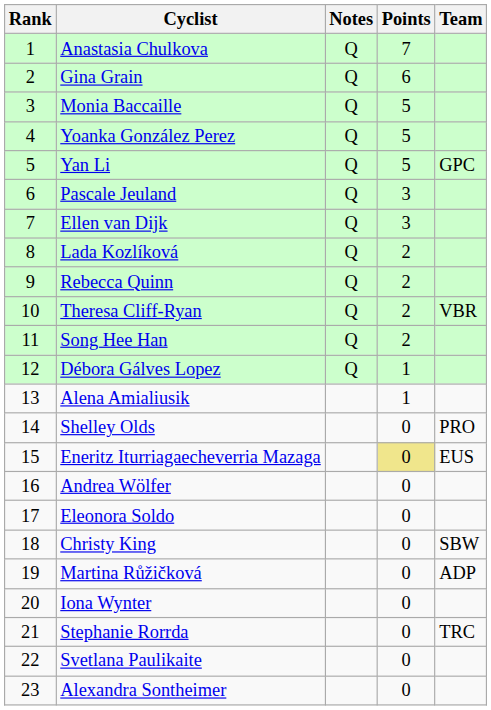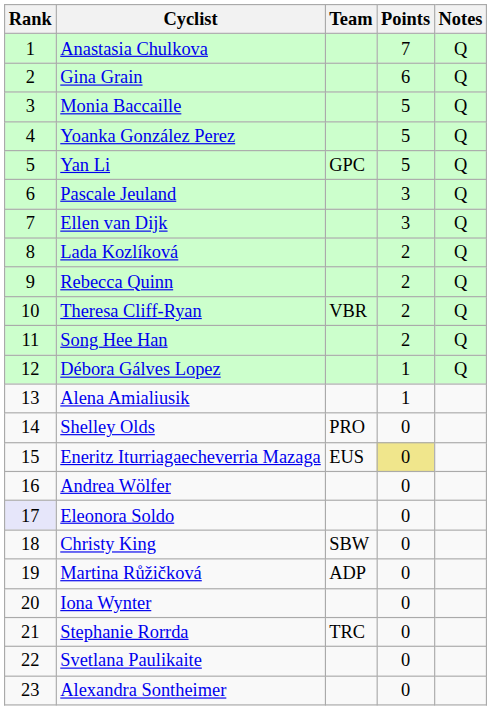columns swapped: (461, 19) <-> (351, 19)
(30, 515) no background -> (30, 515) lavender background
